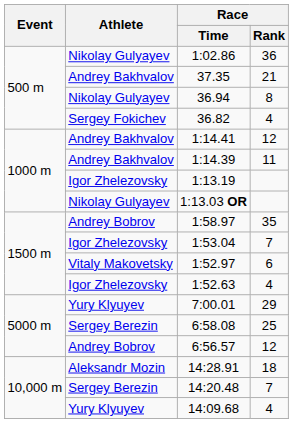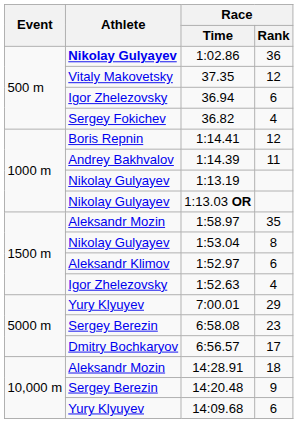(119, 57) normal -> (123, 57) bold
(121, 77) Andrey Bakhvalov -> (121, 77) Vitaly Makovetsky
(269, 77) 21 -> (273, 77) 12
(119, 98) Nikolay Gulyayev -> (118, 98) Igor Zhelezovsky
(269, 98) 8 -> (273, 98) 6
(121, 139) Andrey Bakhvalov -> (106, 139) Boris Repnin
(118, 181) Igor Zhelezovsky -> (119, 181) Nikolay Gulyayev
(112, 222) Andrey Bobrov -> (117, 222) Aleksandr Mozin
(118, 243) Igor Zhelezovsky -> (119, 243) Nikolay Gulyayev
(269, 243) 7 -> (273, 243) 8
(121, 264) Vitaly Makovetsky -> (119, 264) Aleksandr Klimov
(269, 326) 25 -> (273, 326) 23
(112, 346) Andrey Bobrov -> (123, 346) Dmitry Bochkaryov
(269, 346) 12 -> (273, 346) 17
(269, 388) 7 -> (273, 388) 9
(269, 409) 4 -> (273, 409) 6
